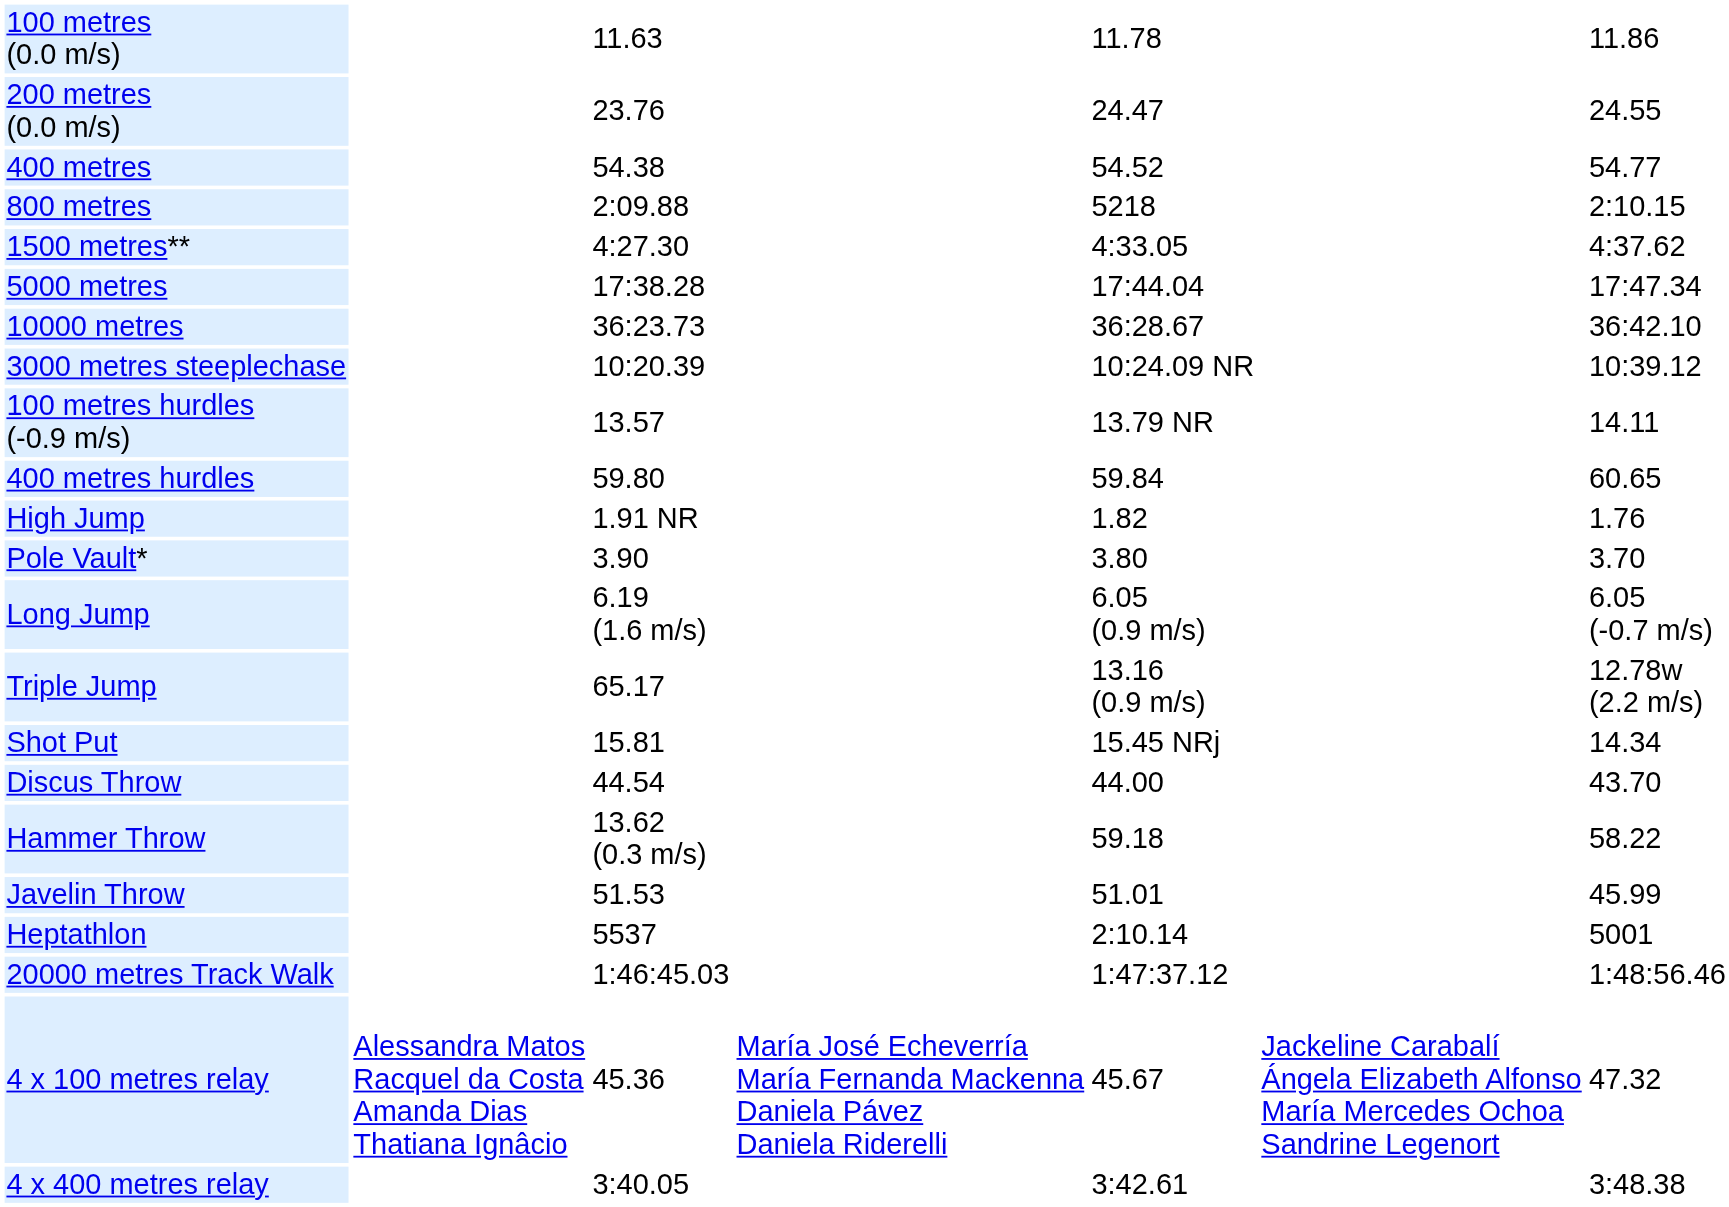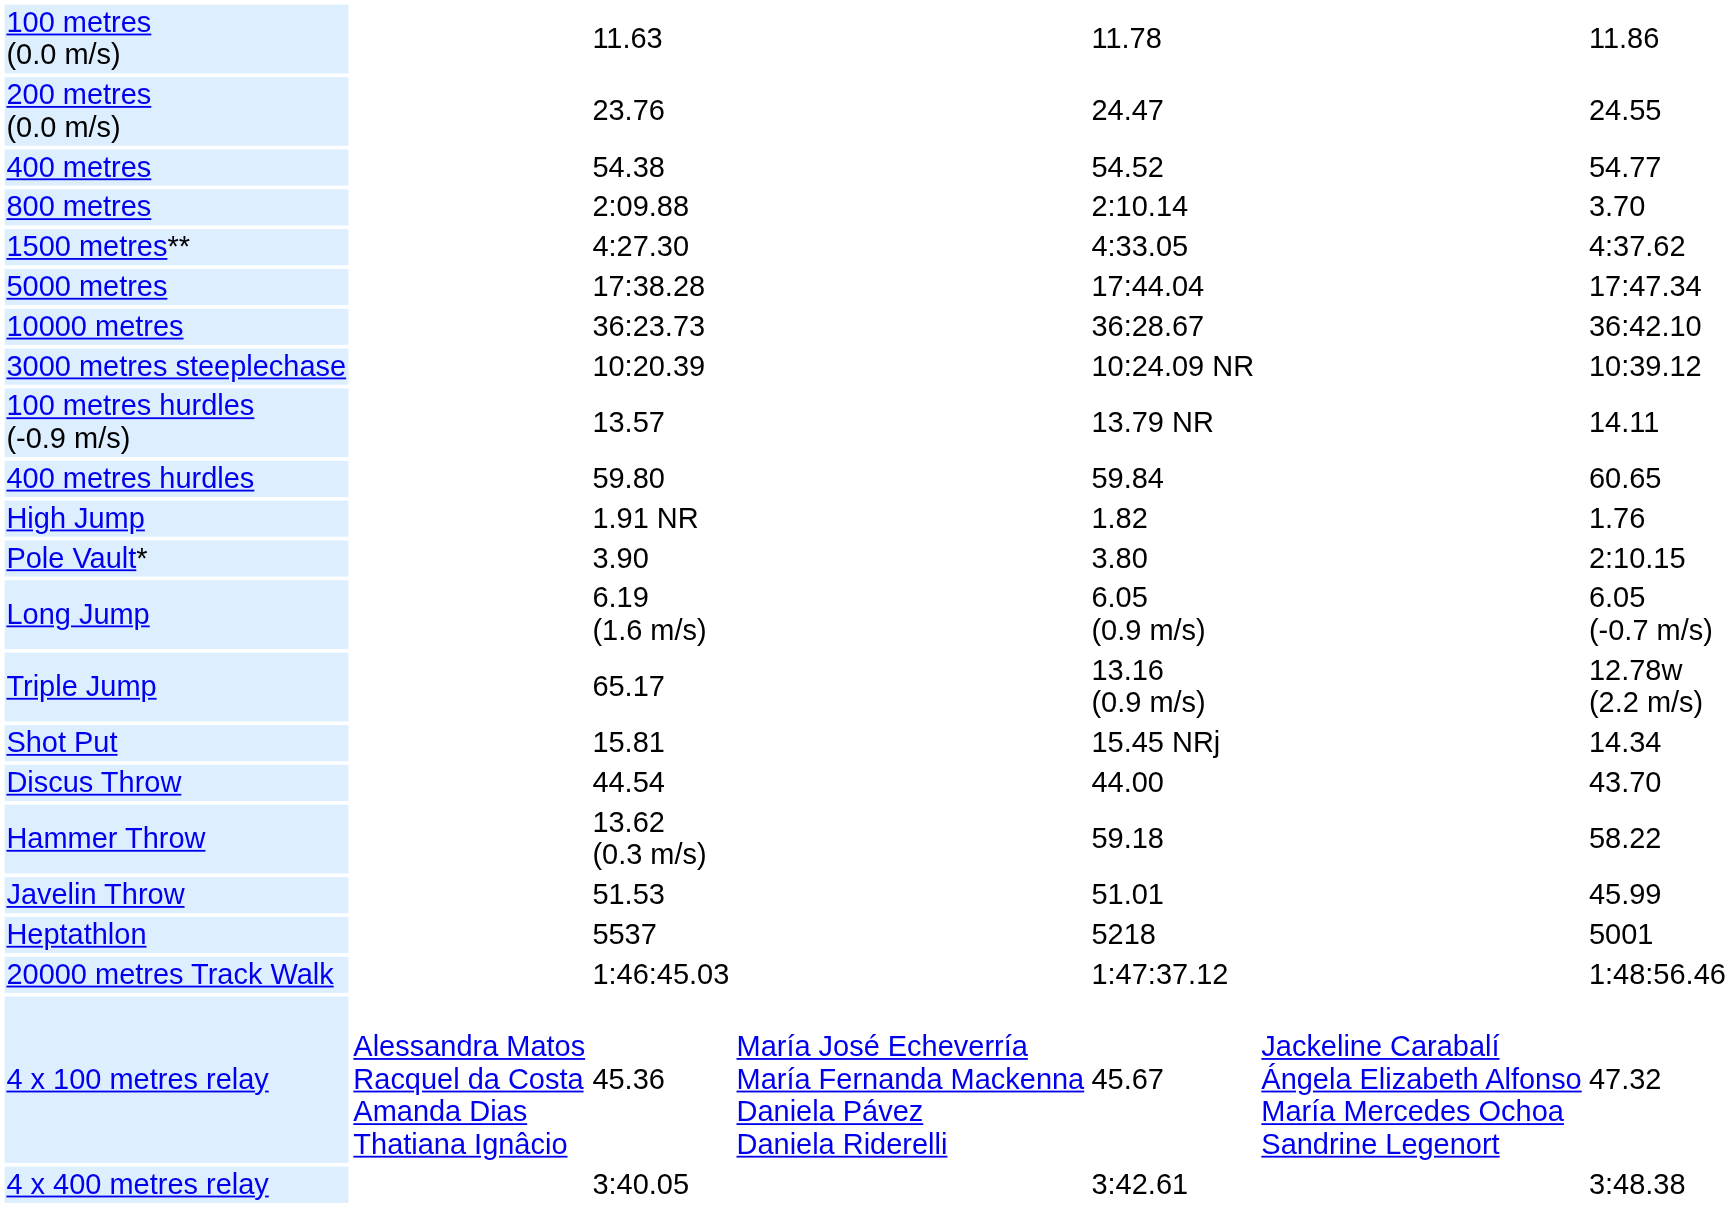(1124, 206) 5218 -> (1140, 206) 2:10.14
(1637, 206) 2:10.15 -> (1617, 206) 3.70
(1617, 558) 3.70 -> (1637, 558) 2:10.15
(1140, 934) 2:10.14 -> (1124, 934) 5218
